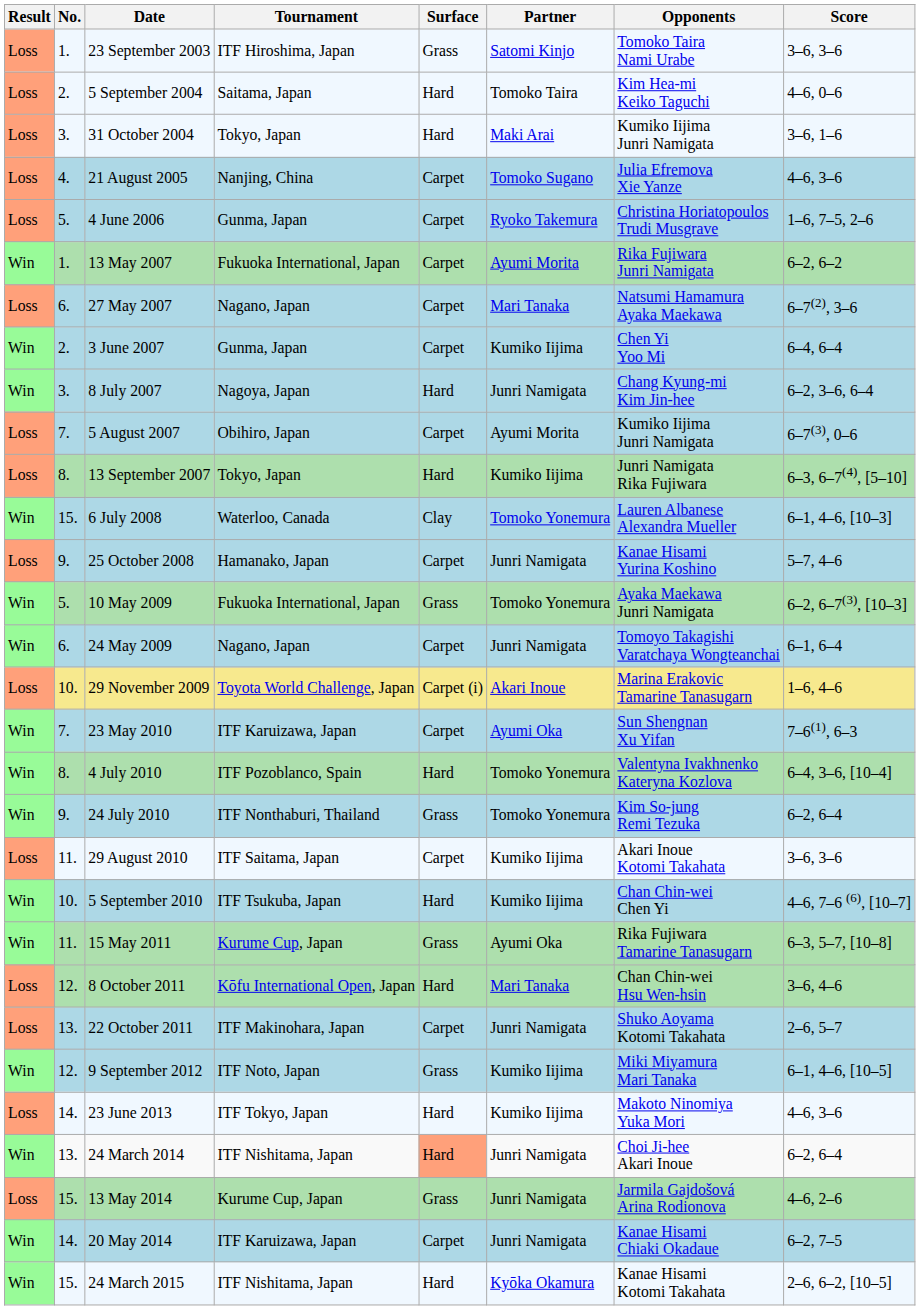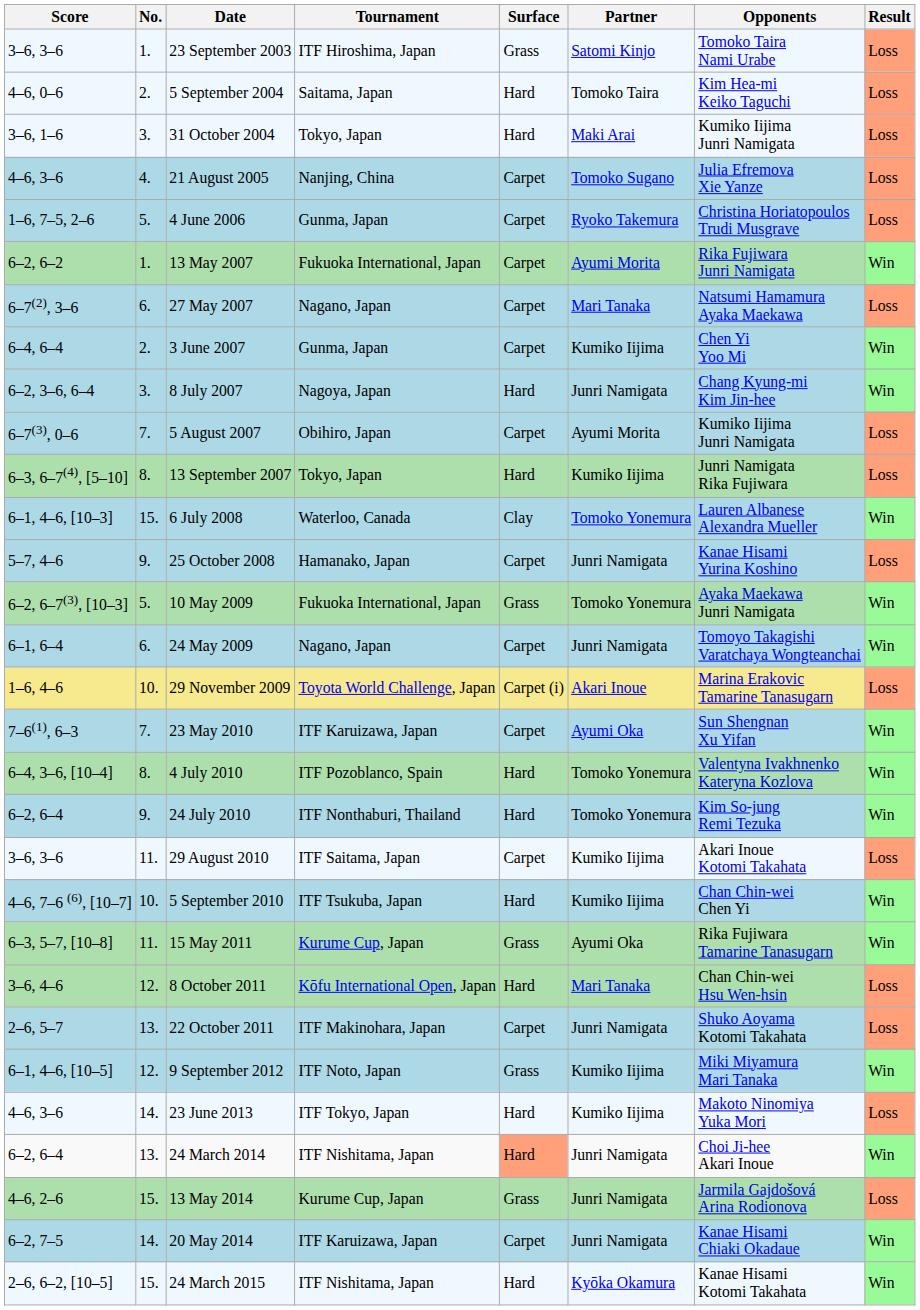columns swapped: (29, 16) <-> (849, 16)
(440, 815) Grass -> (519, 815) Hard
